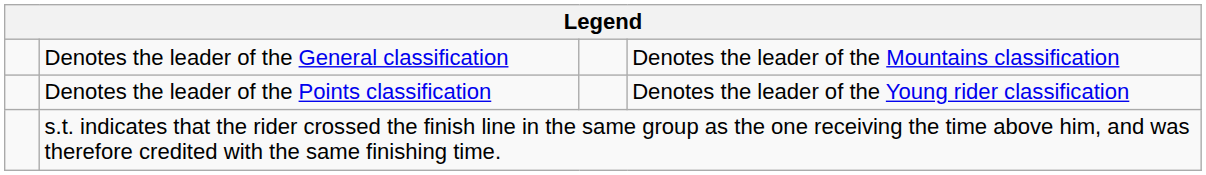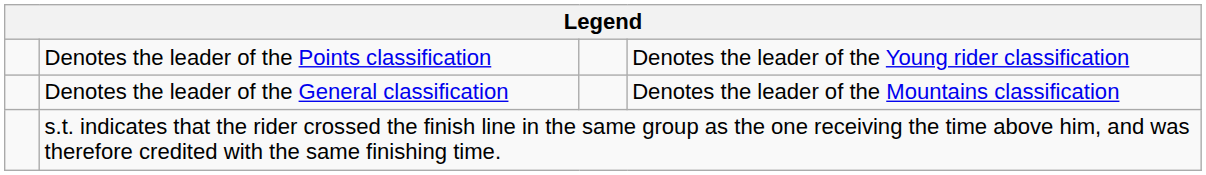rows swapped: (276, 57) <-> (268, 92)
